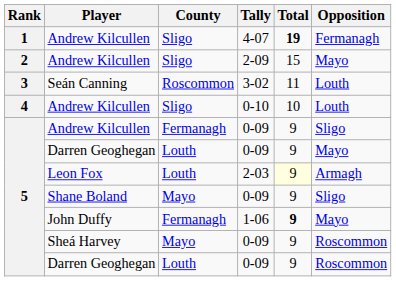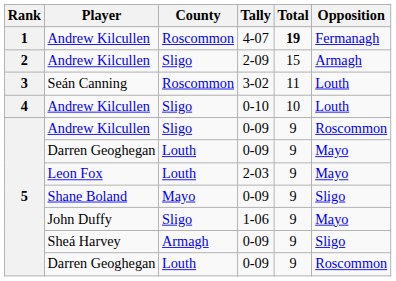(177, 38) Sligo -> (198, 38) Roscommon
(332, 60) Mayo -> (339, 60) Armagh
(194, 128) Fermanagh -> (177, 128) Sligo
(330, 128) Sligo -> (351, 128) Roscommon
(293, 173) lightyellow background -> (293, 173) no background
(339, 173) Armagh -> (332, 173) Mayo
(194, 219) Fermanagh -> (177, 219) Sligo
(293, 219) bold -> (293, 219) normal
(179, 241) Mayo -> (185, 241) Armagh
(351, 241) Roscommon -> (330, 241) Sligo
